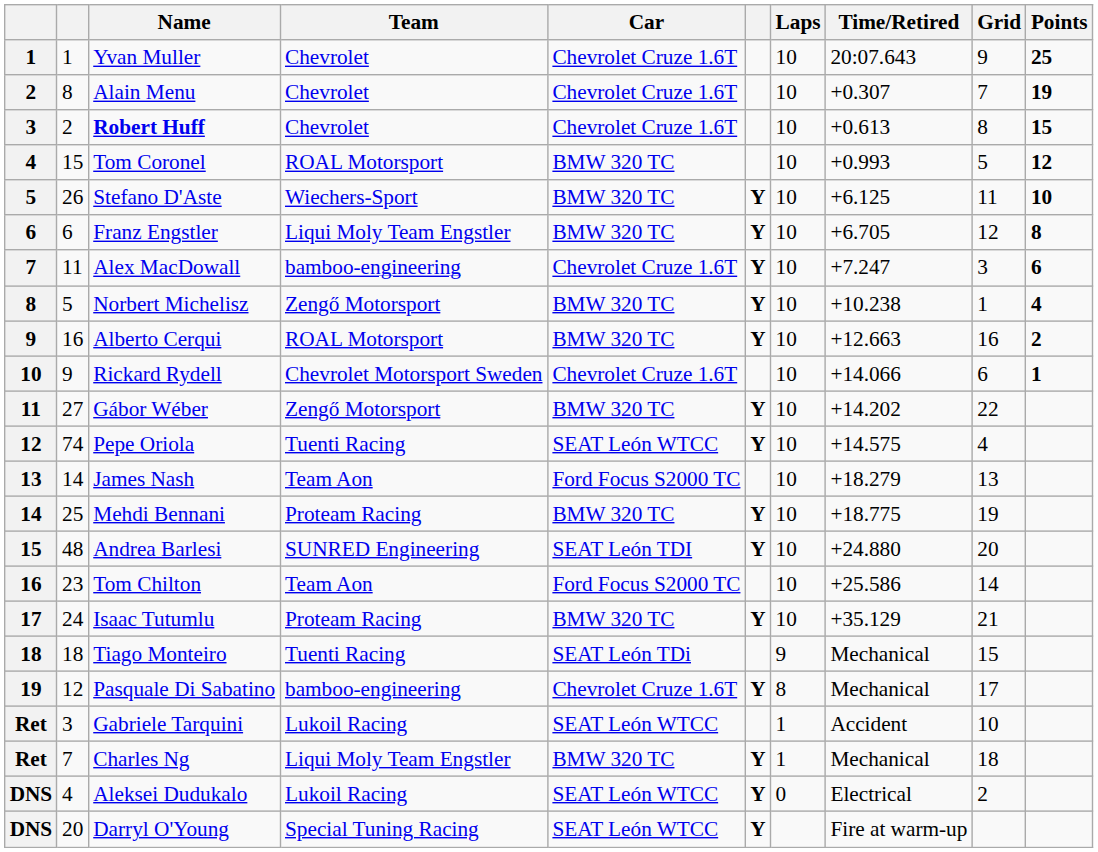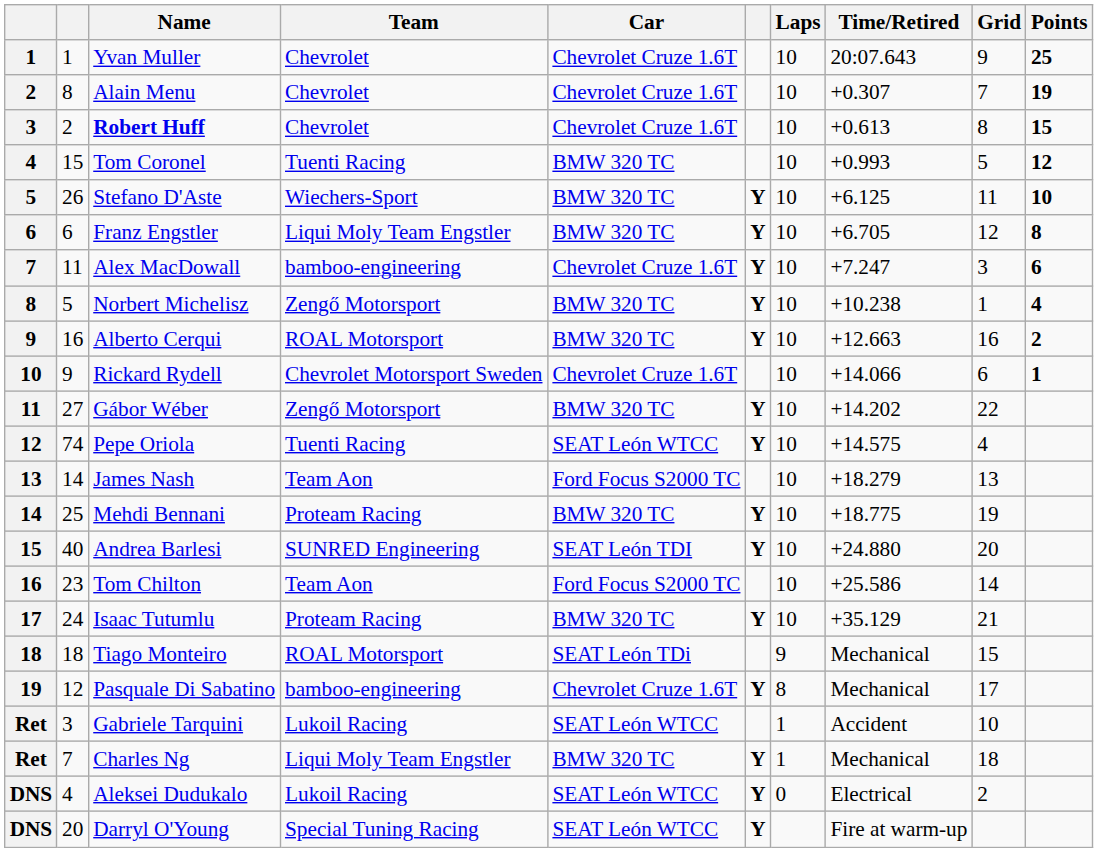(364, 162) ROAL Motorsport -> (345, 162) Tuenti Racing
(73, 548) 48 -> (73, 548) 40
(345, 653) Tuenti Racing -> (364, 653) ROAL Motorsport
